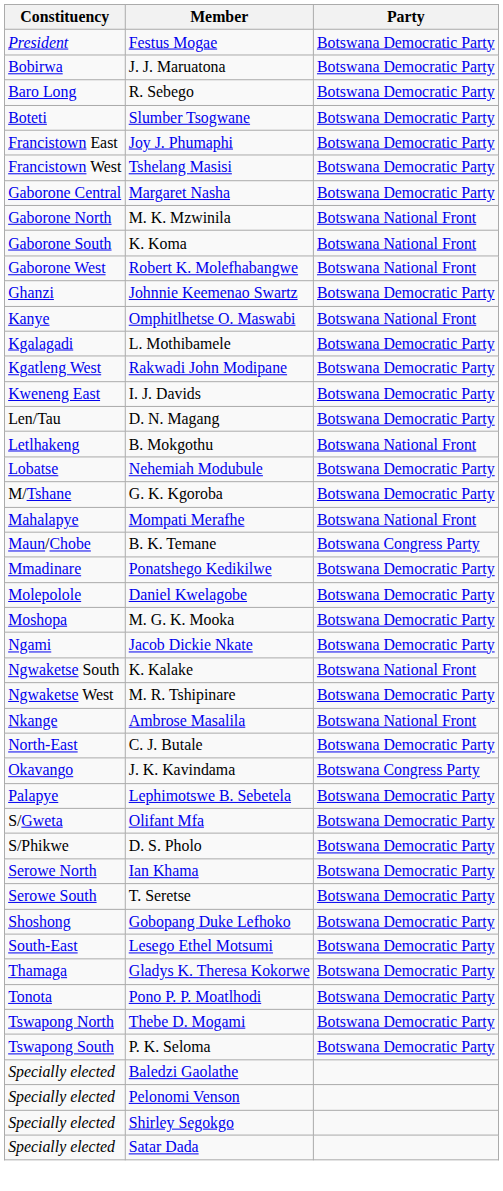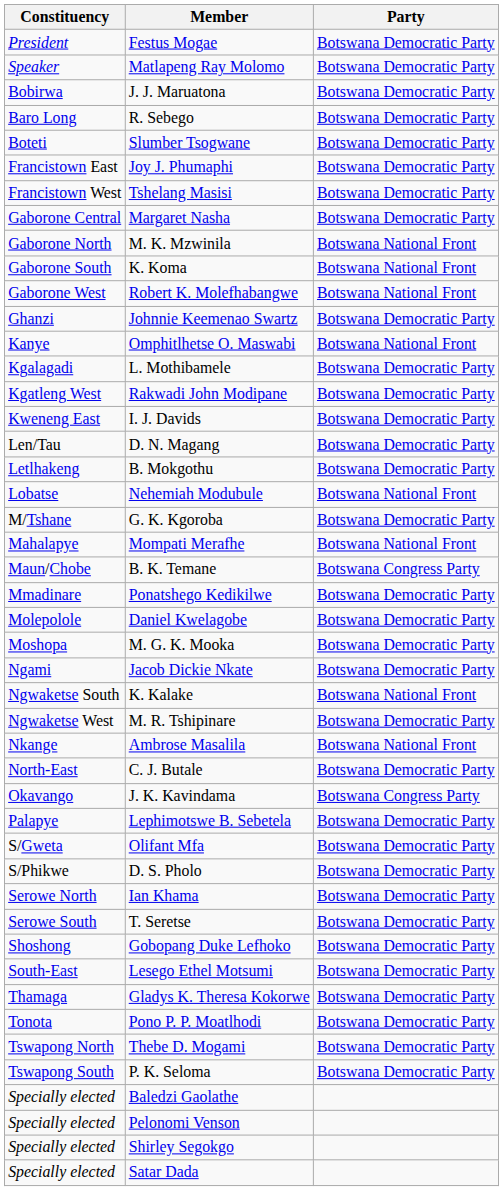+ row: (207, 67)
(397, 444) Botswana National Front -> (406, 469) Botswana Democratic Party
(406, 469) Botswana Democratic Party -> (397, 494) Botswana National Front
